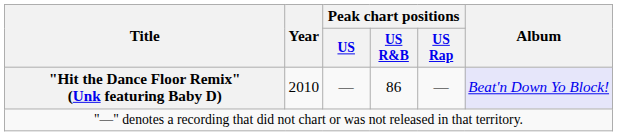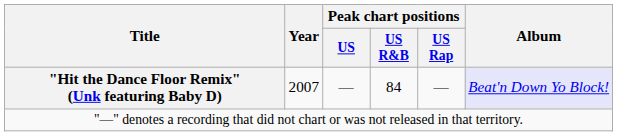(304, 87) 2010 -> (304, 87) 2007
(394, 87) 86 -> (394, 87) 84
